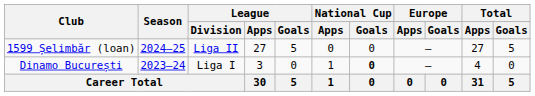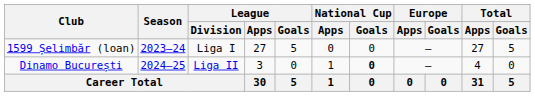(163, 48) 2024–25 -> (163, 48) 2023–24
(216, 48) Liga II -> (216, 48) Liga I
(163, 65) 2023–24 -> (163, 65) 2024–25
(216, 65) Liga I -> (216, 65) Liga II
